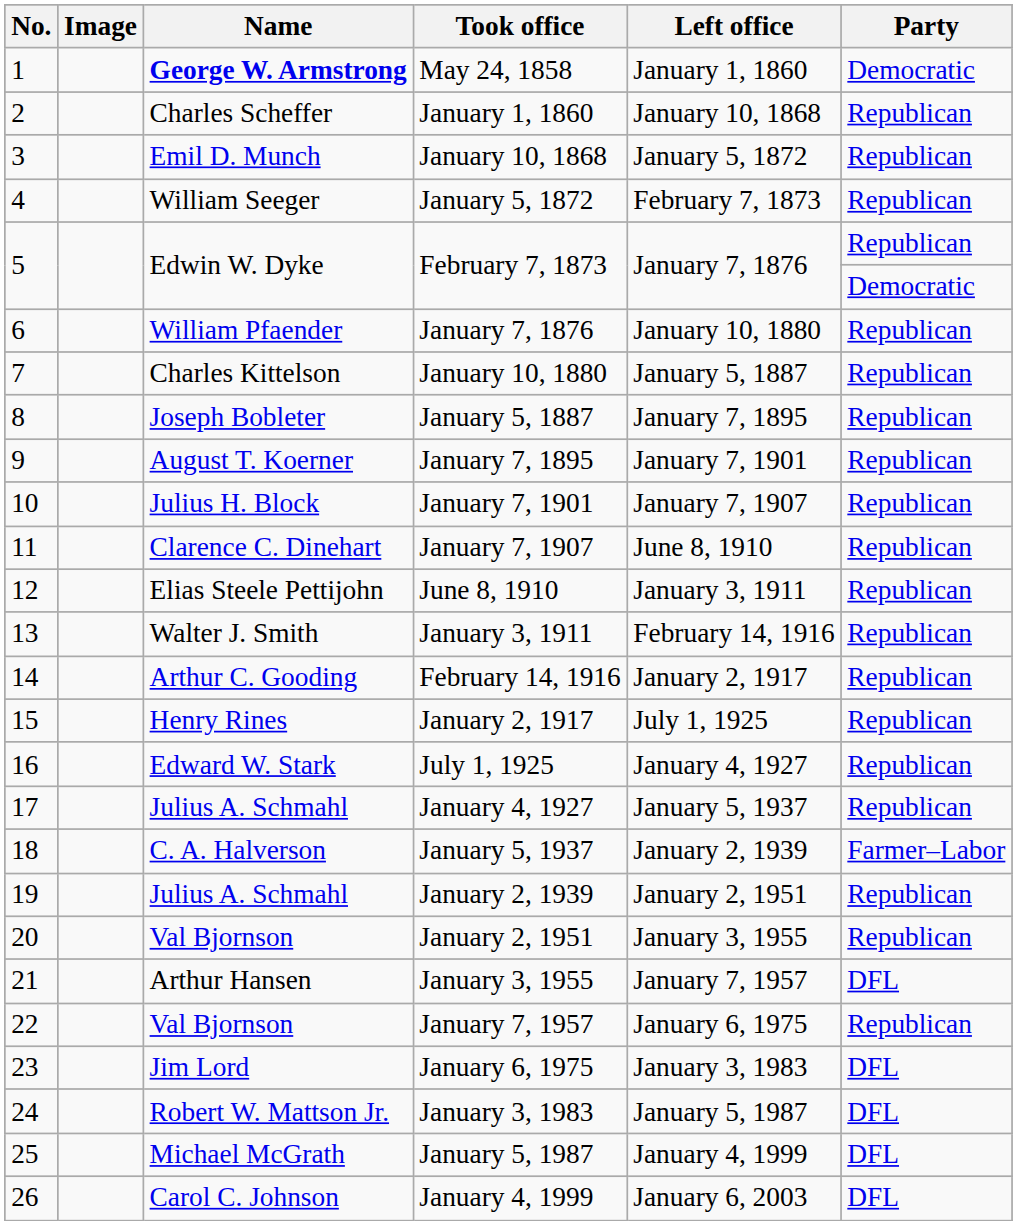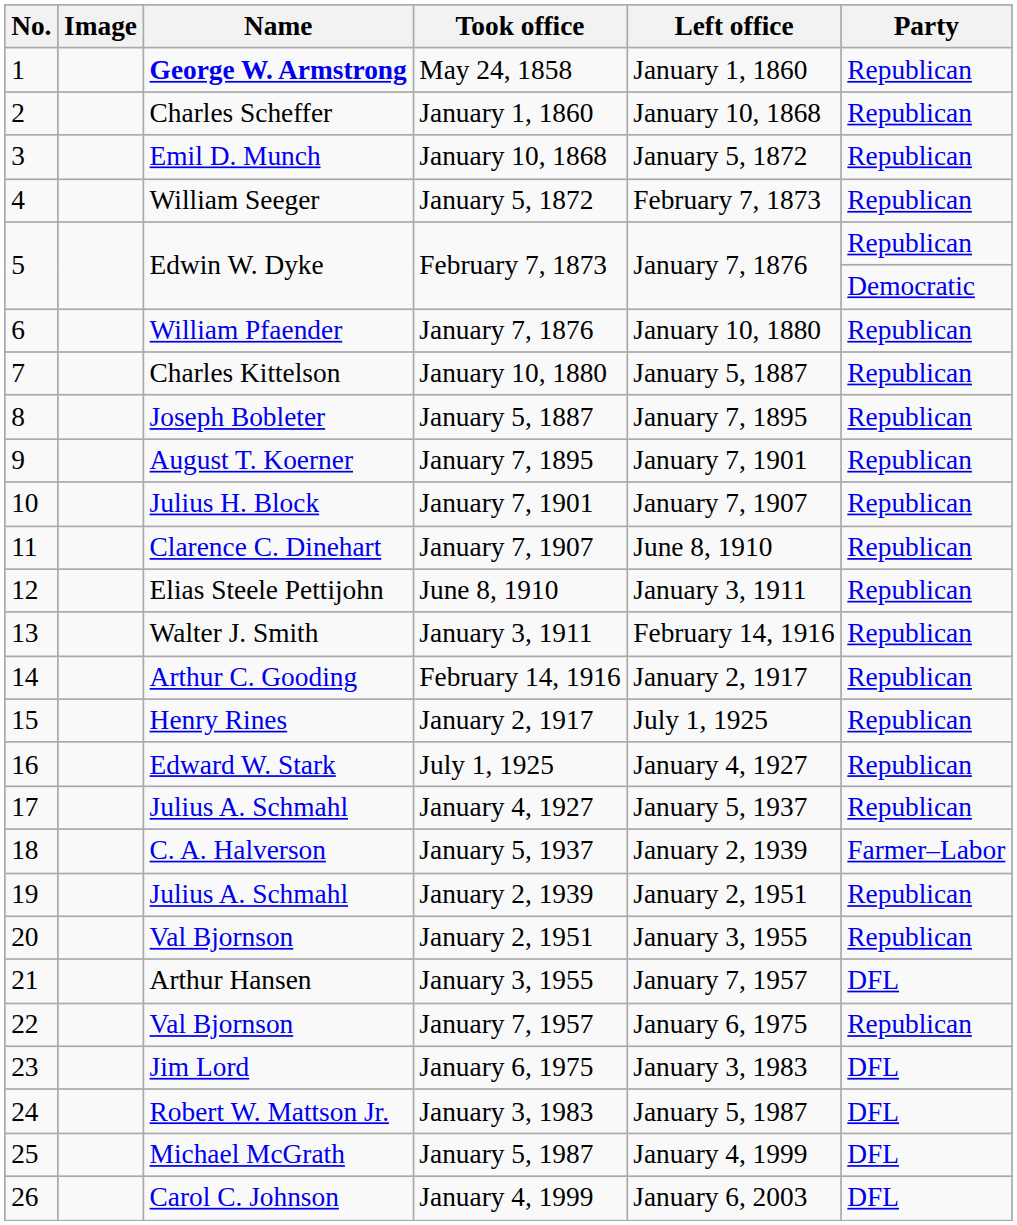(911, 69) Democratic -> (910, 69) Republican
